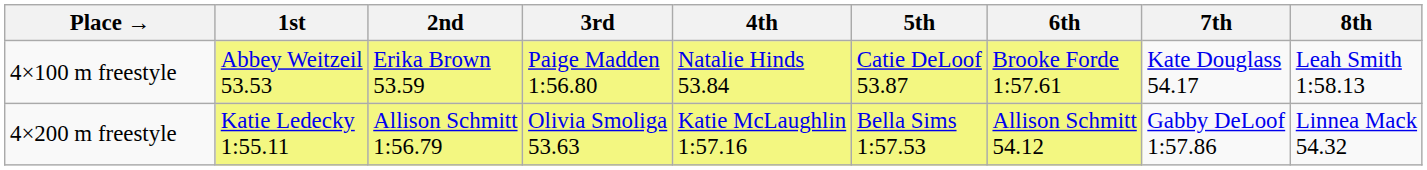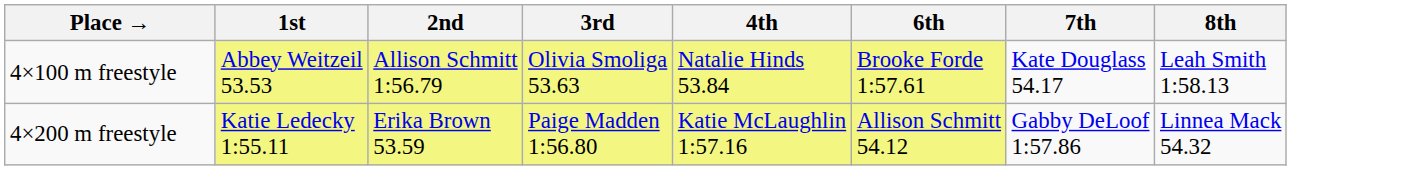- column: (919, 22)
(432, 71) Erika Brown 53.59 -> (445, 71) Allison Schmitt 1:56.79
(594, 71) Paige Madden 1:56.80 -> (598, 71) Olivia Smoliga 53.63
(445, 133) Allison Schmitt 1:56.79 -> (432, 133) Erika Brown 53.59
(598, 133) Olivia Smoliga 53.63 -> (594, 133) Paige Madden 1:56.80
